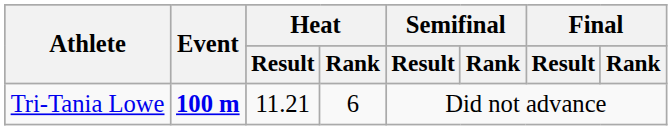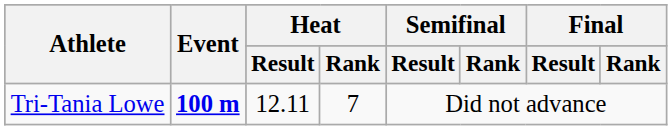(283, 104) 11.21 -> (283, 104) 12.11
(353, 104) 6 -> (353, 104) 7
